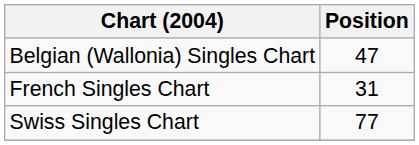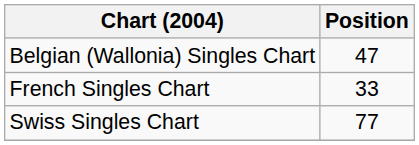(367, 88) 31 -> (367, 88) 33
